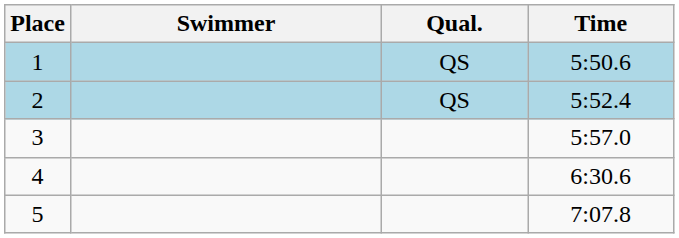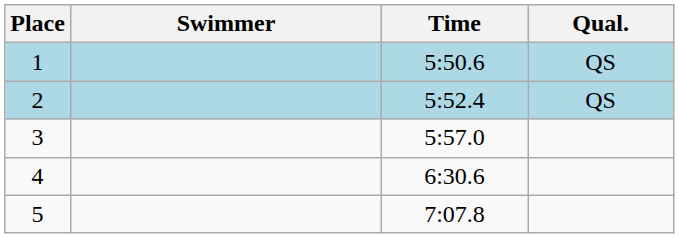columns swapped: (601, 23) <-> (455, 23)
